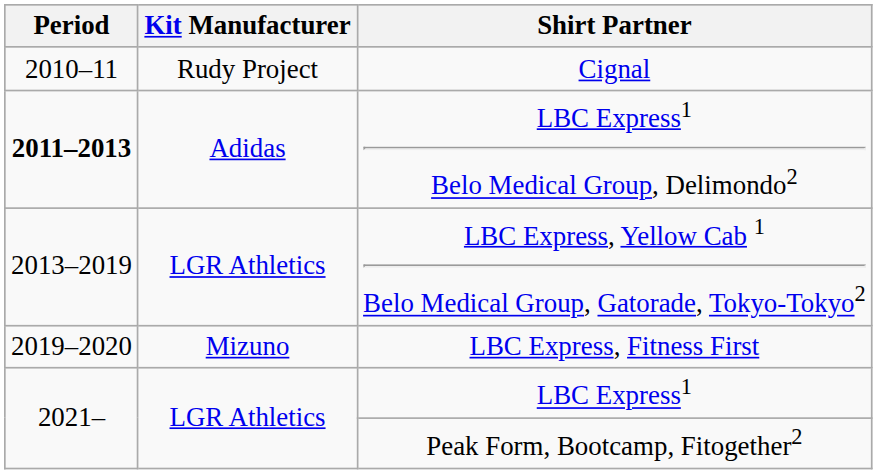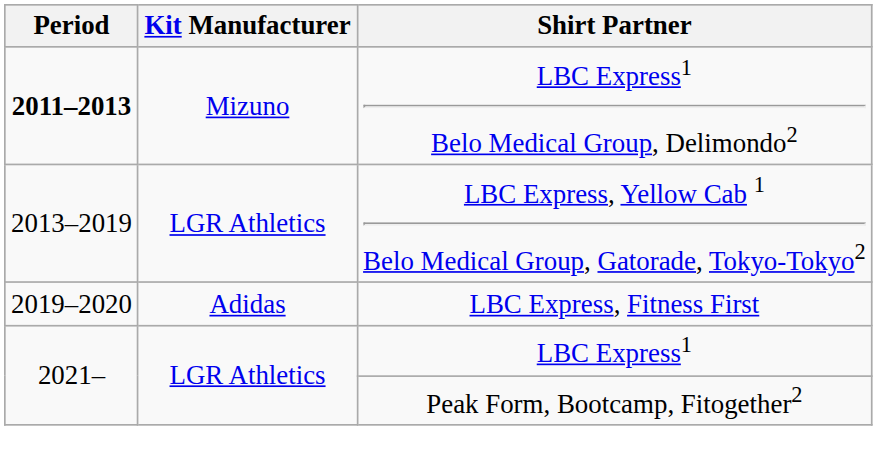- row: (614, 68)
(248, 148) Adidas -> (248, 105) Mizuno
(248, 346) Mizuno -> (248, 303) Adidas
